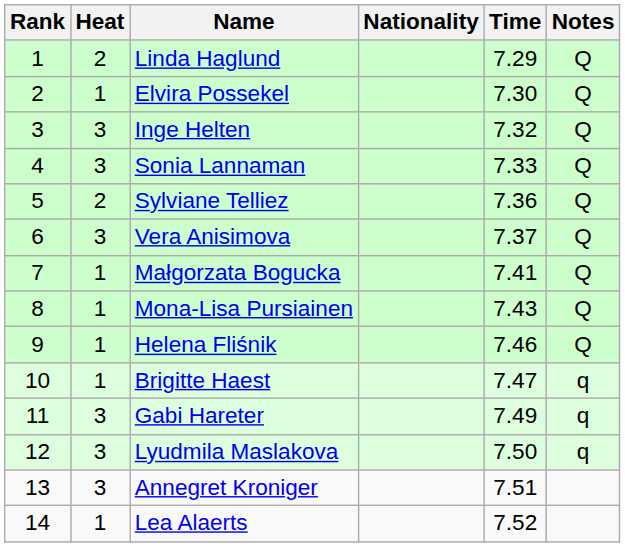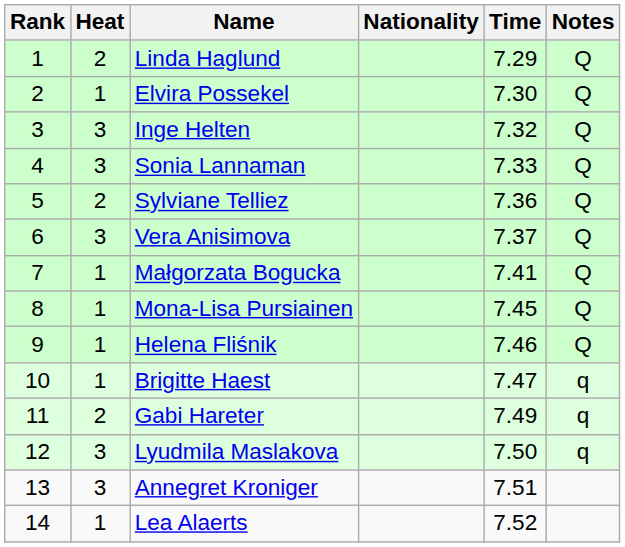(515, 308) 7.43 -> (515, 308) 7.45
(100, 415) 3 -> (100, 415) 2
